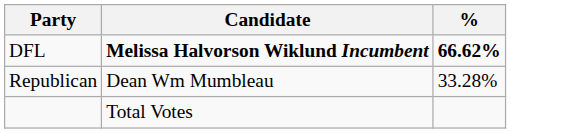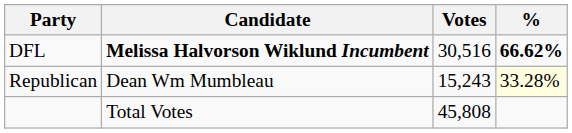+ column: (464, 19)
(468, 81) no background -> (530, 81) lightyellow background
